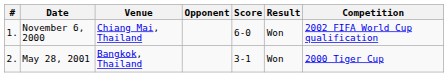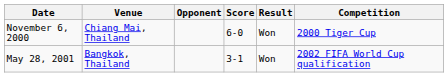- column: (12, 12)
(358, 33) 2002 FIFA World Cup qualification -> (337, 33) 2000 Tiger Cup
(344, 59) 2000 Tiger Cup -> (351, 59) 2002 FIFA World Cup qualification
